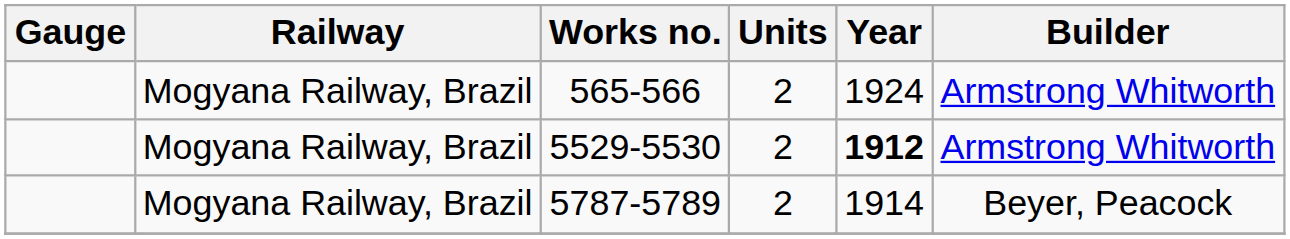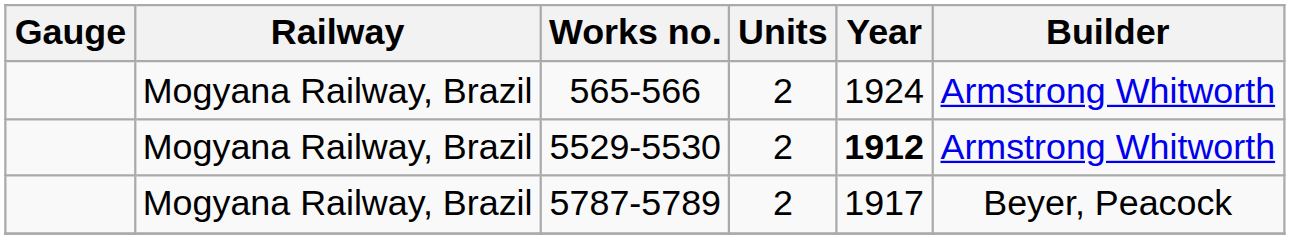(884, 203) 1914 -> (884, 203) 1917
